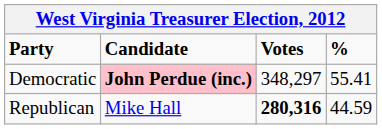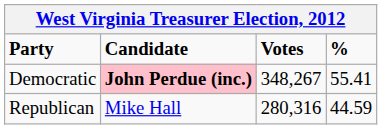(291, 78) 348,297 -> (291, 78) 348,267
(291, 108) bold -> (291, 108) normal
